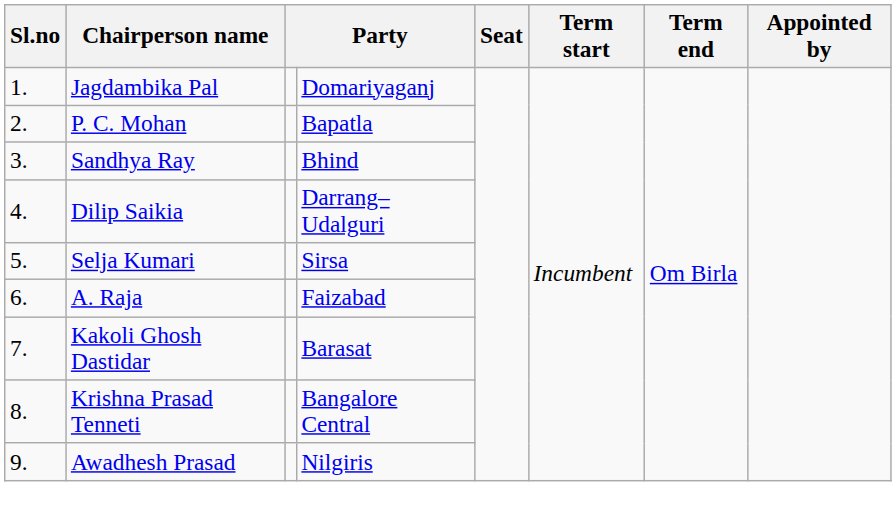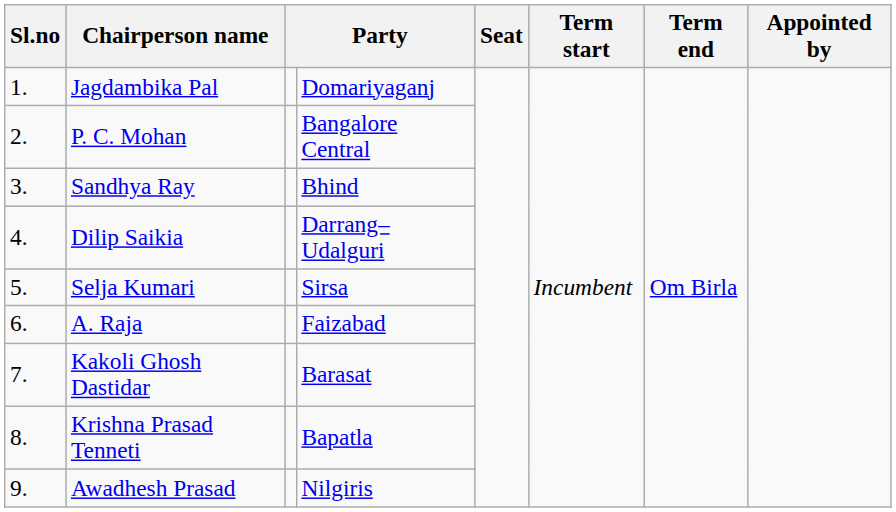(337, 123) Bapatla -> (349, 136) Bangalore Central
(349, 411) Bangalore Central -> (337, 437) Bapatla
